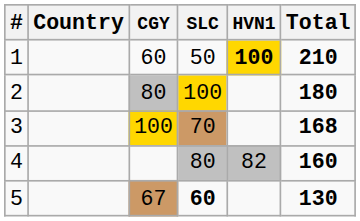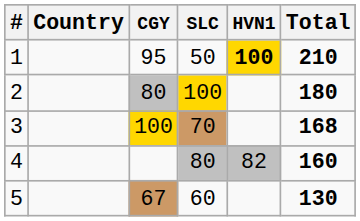(154, 58) 60 -> (154, 58) 95
(203, 198) bold -> (203, 198) normal
